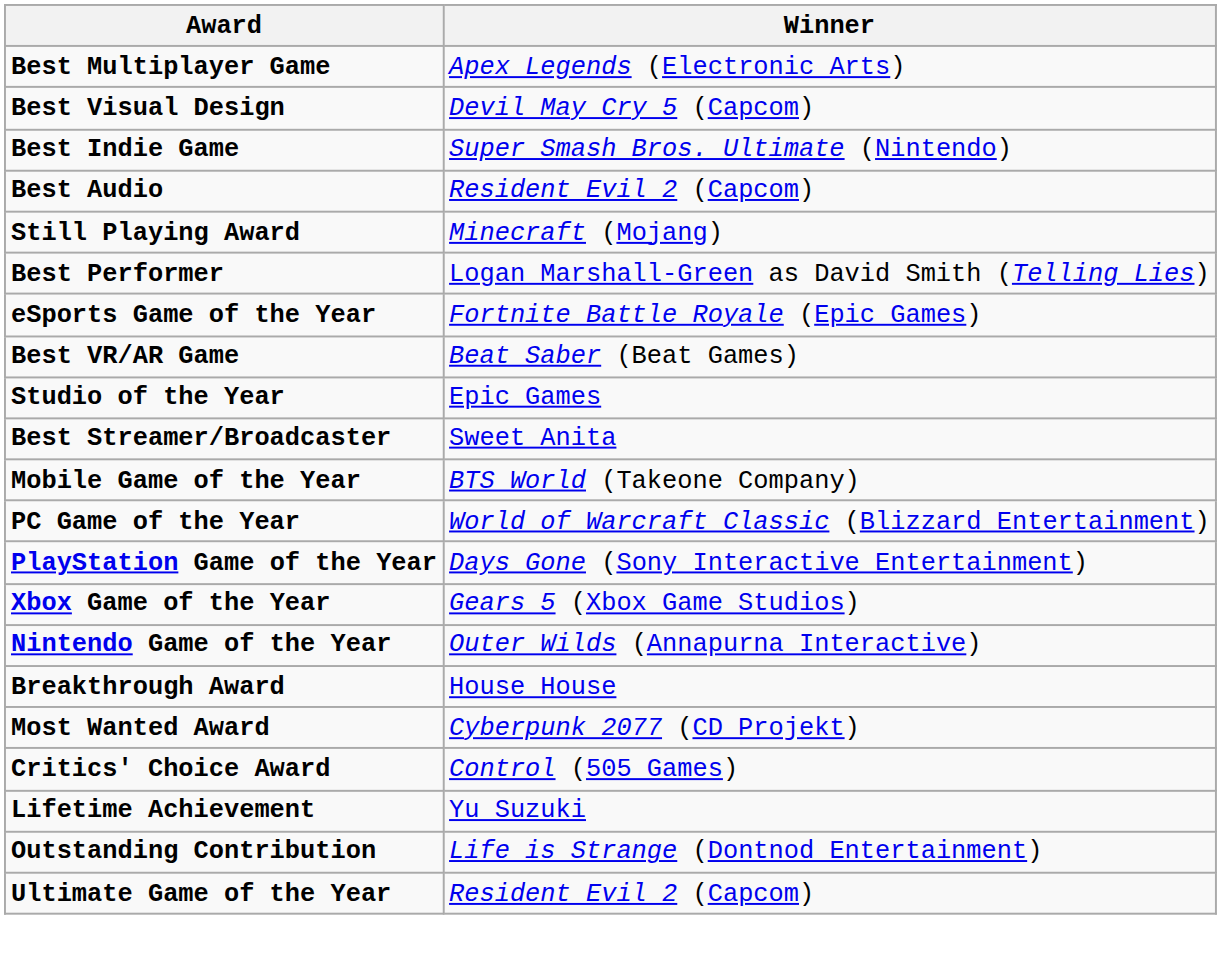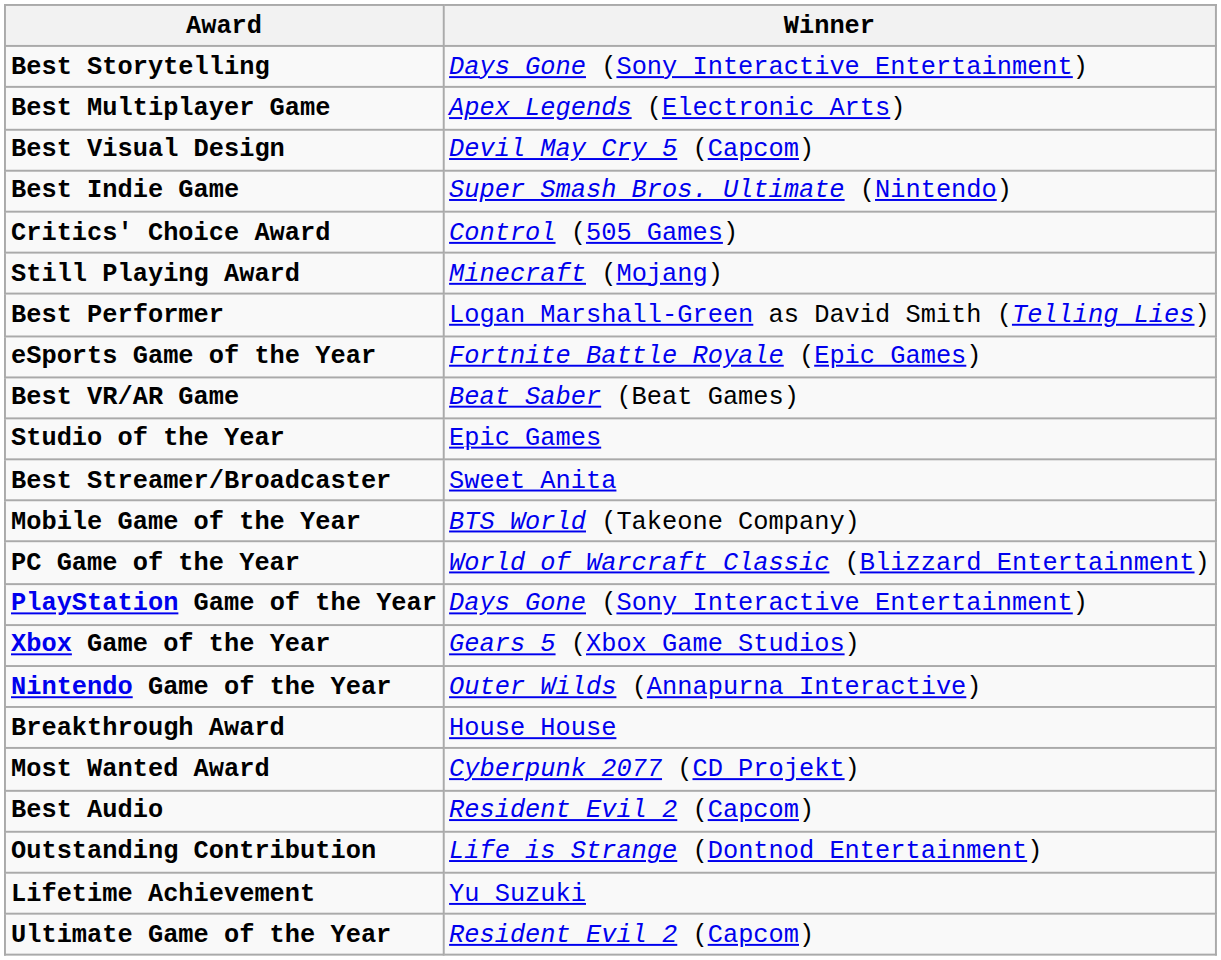+ row: (140, 67)
rows swapped: (87, 191) <-> (171, 769)
rows swapped: (163, 811) <-> (194, 852)
